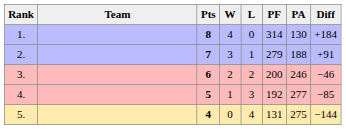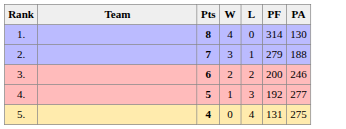- column: (326, 14)
